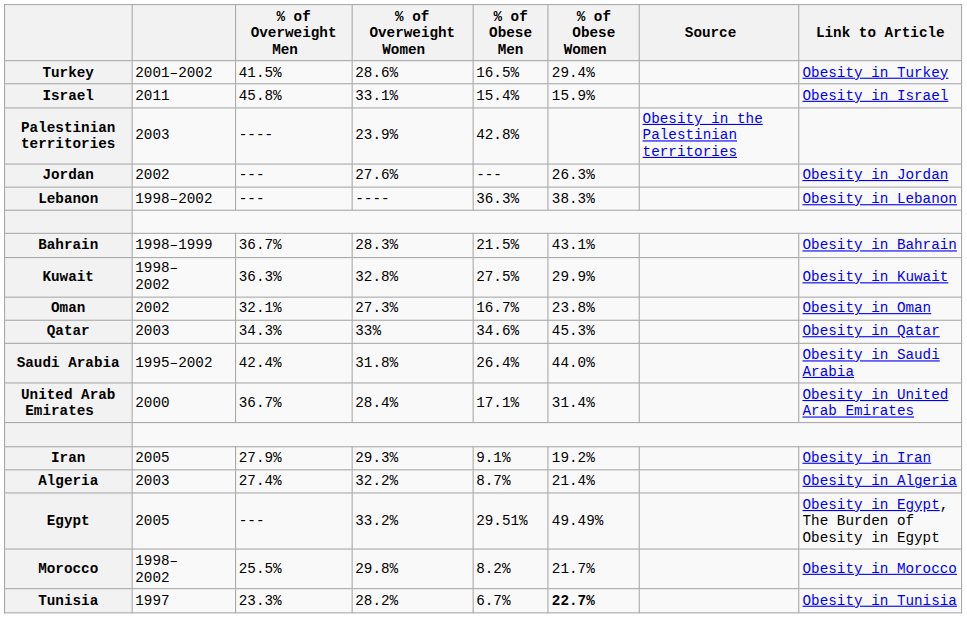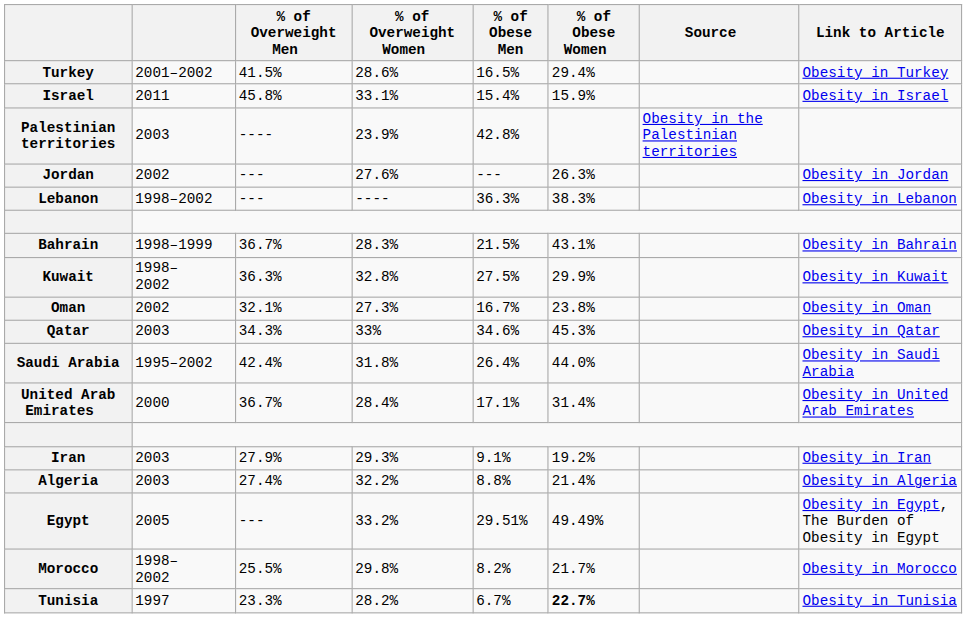(152, 458) 2005 -> (152, 458) 2003
(493, 481) 8.7% -> (493, 481) 8.8%
